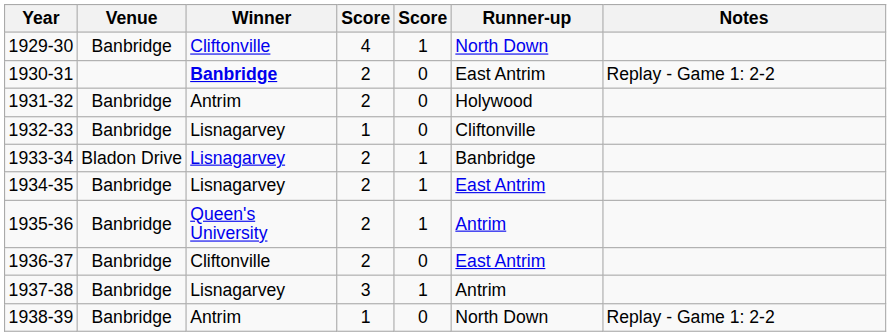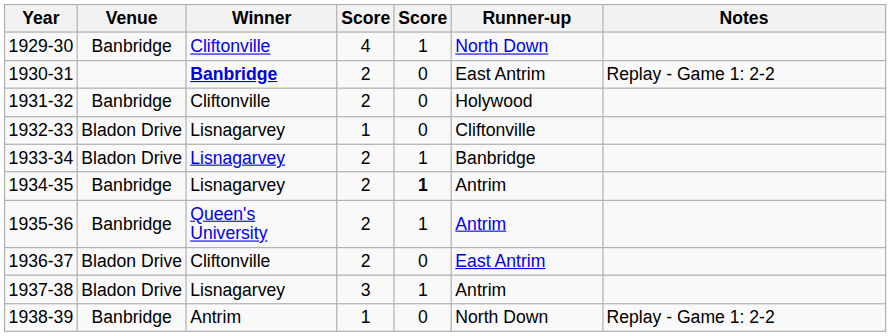(216, 102) Antrim -> (230, 102) Cliftonville
(132, 130) Banbridge -> (132, 130) Bladon Drive
(423, 185) normal -> (423, 185) bold
(500, 185) East Antrim -> (481, 185) Antrim
(132, 261) Banbridge -> (132, 261) Bladon Drive
(132, 289) Banbridge -> (132, 289) Bladon Drive
